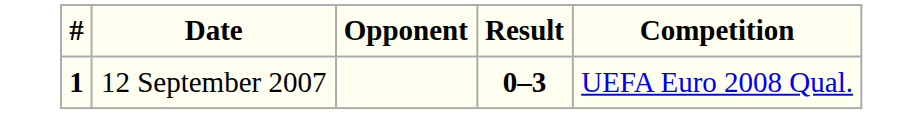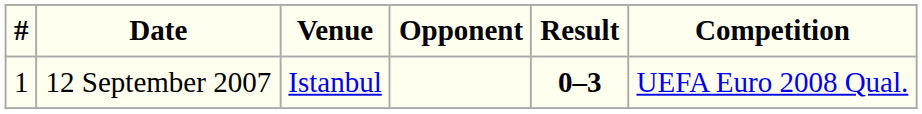+ column: (335, 30)
(76, 81) bold -> (21, 81) normal
